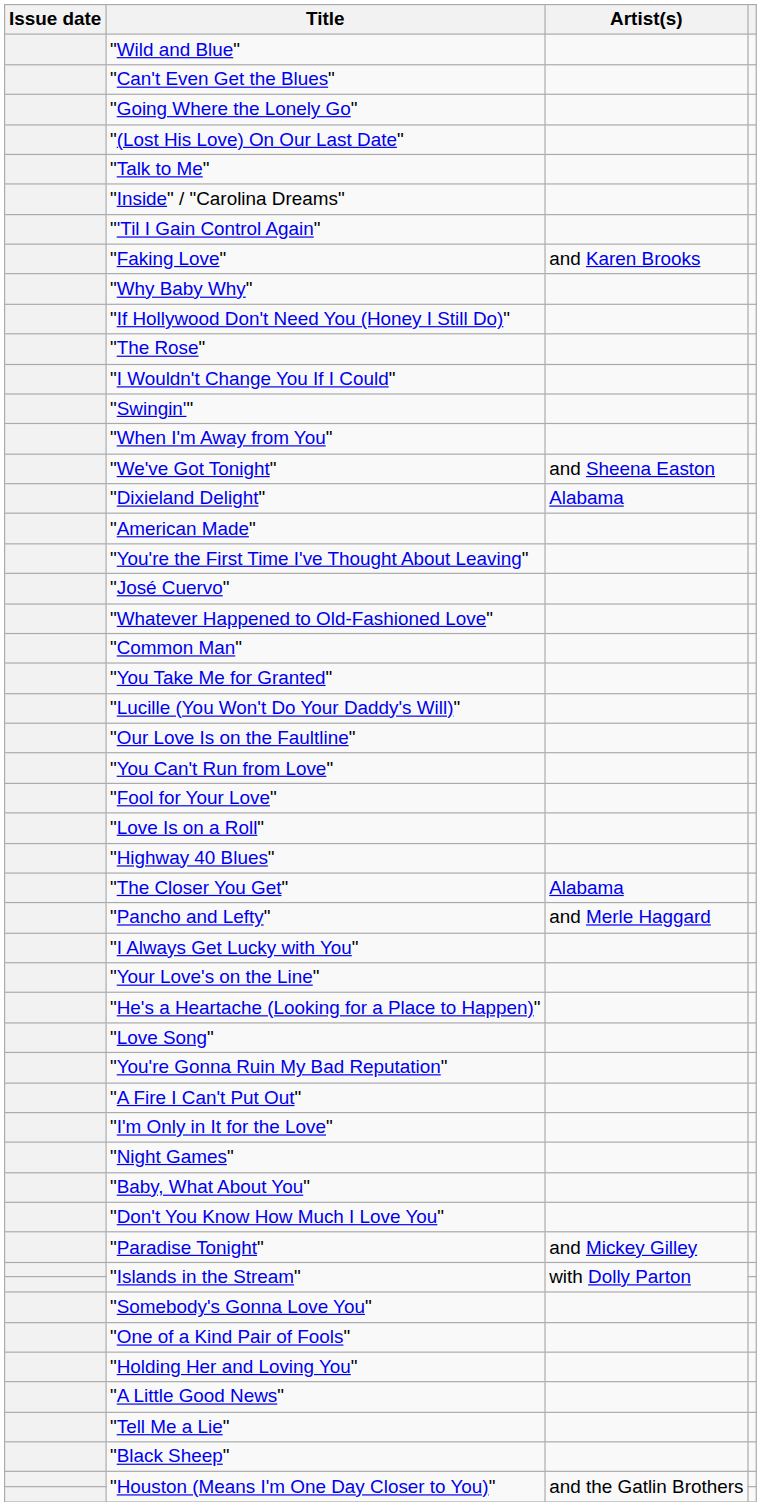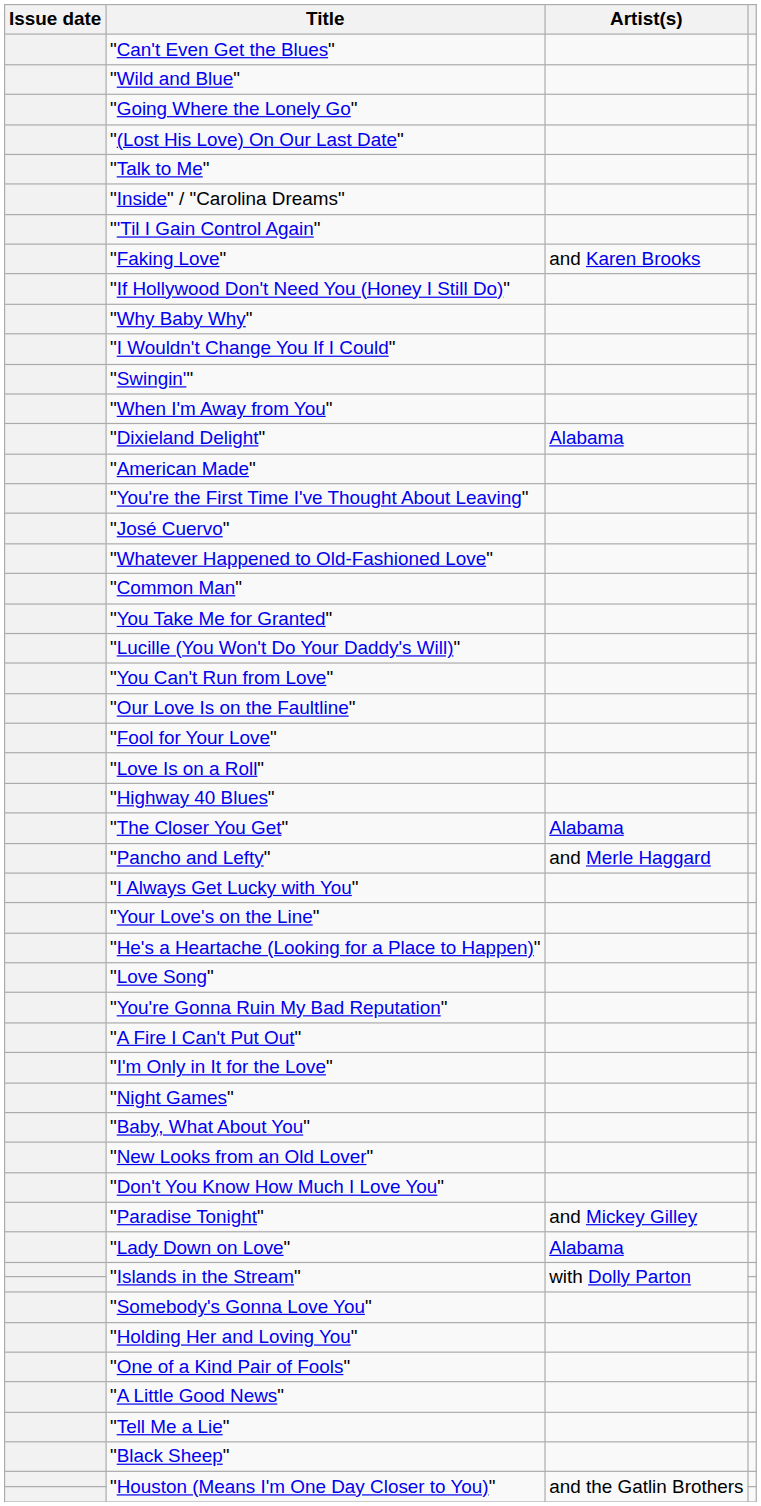rows swapped: (175, 49) <-> (222, 79)
rows swapped: (181, 288) <-> (310, 318)
- row: (158, 348)
- row: (193, 468)
rows swapped: (233, 738) <-> (222, 768)
+ row: (242, 1157)
+ row: (200, 1247)
rows swapped: (230, 1336) <-> (234, 1366)
